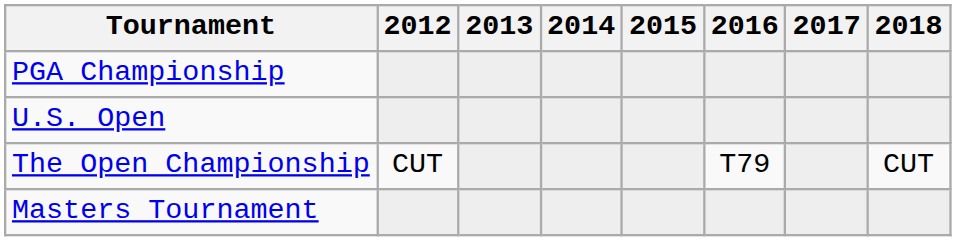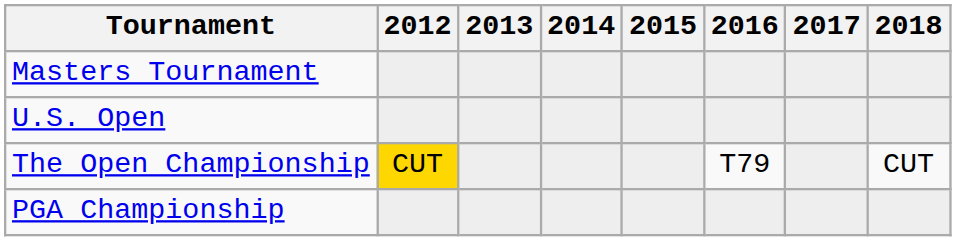rows swapped: (165, 212) <-> (148, 74)
(418, 166) no background -> (418, 166) gold background
